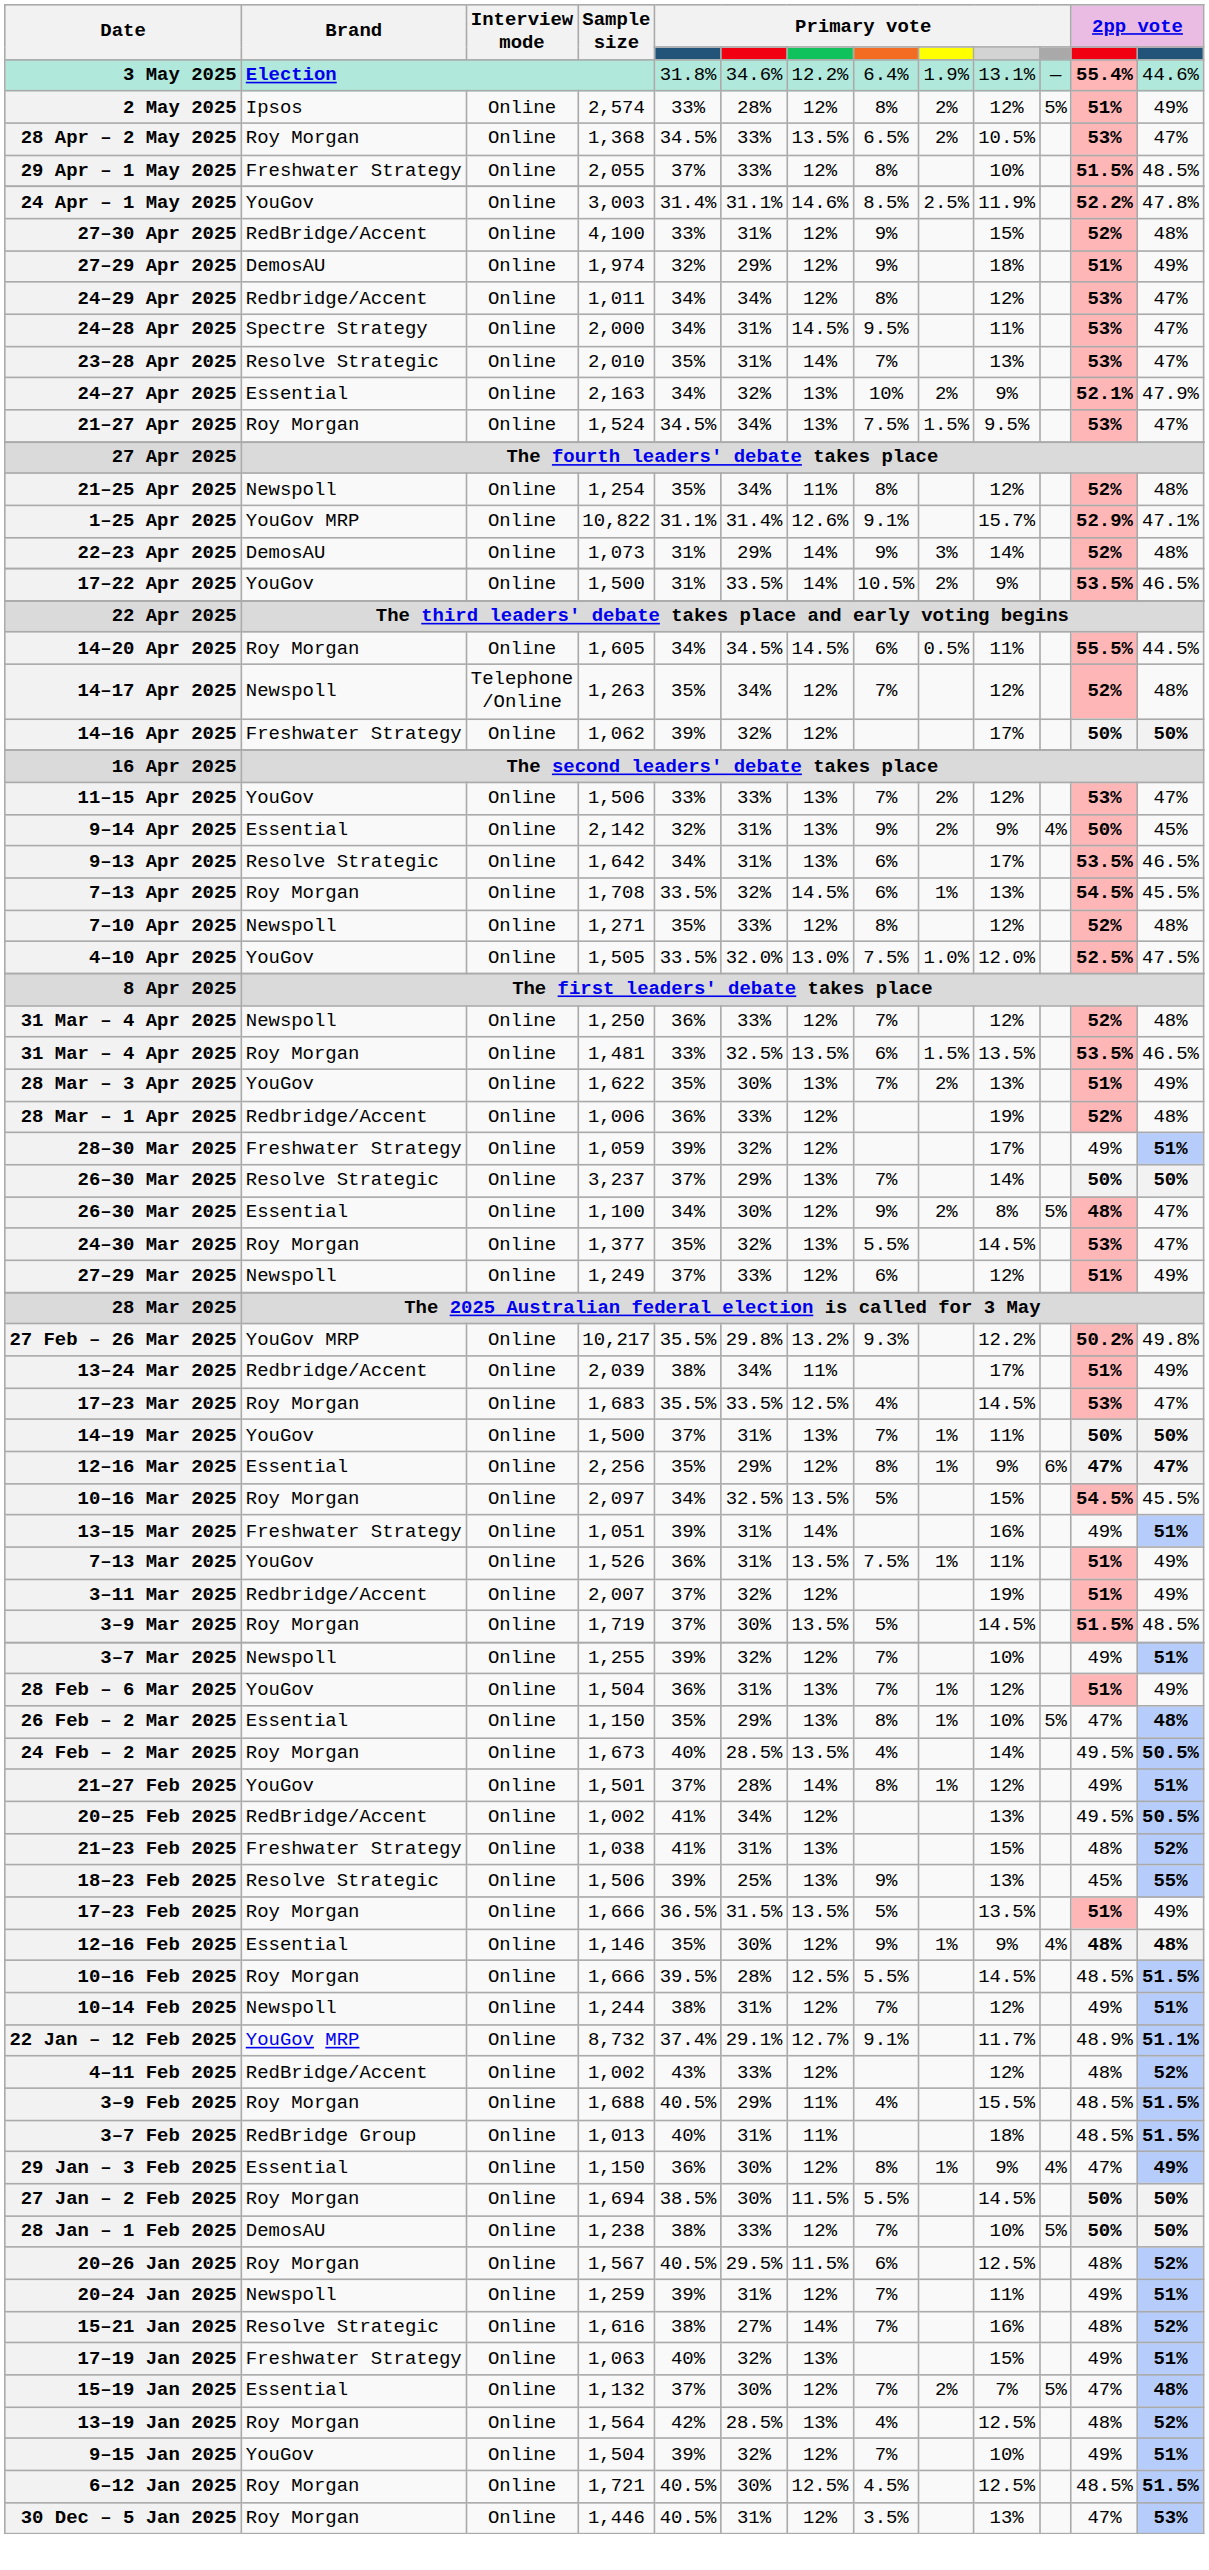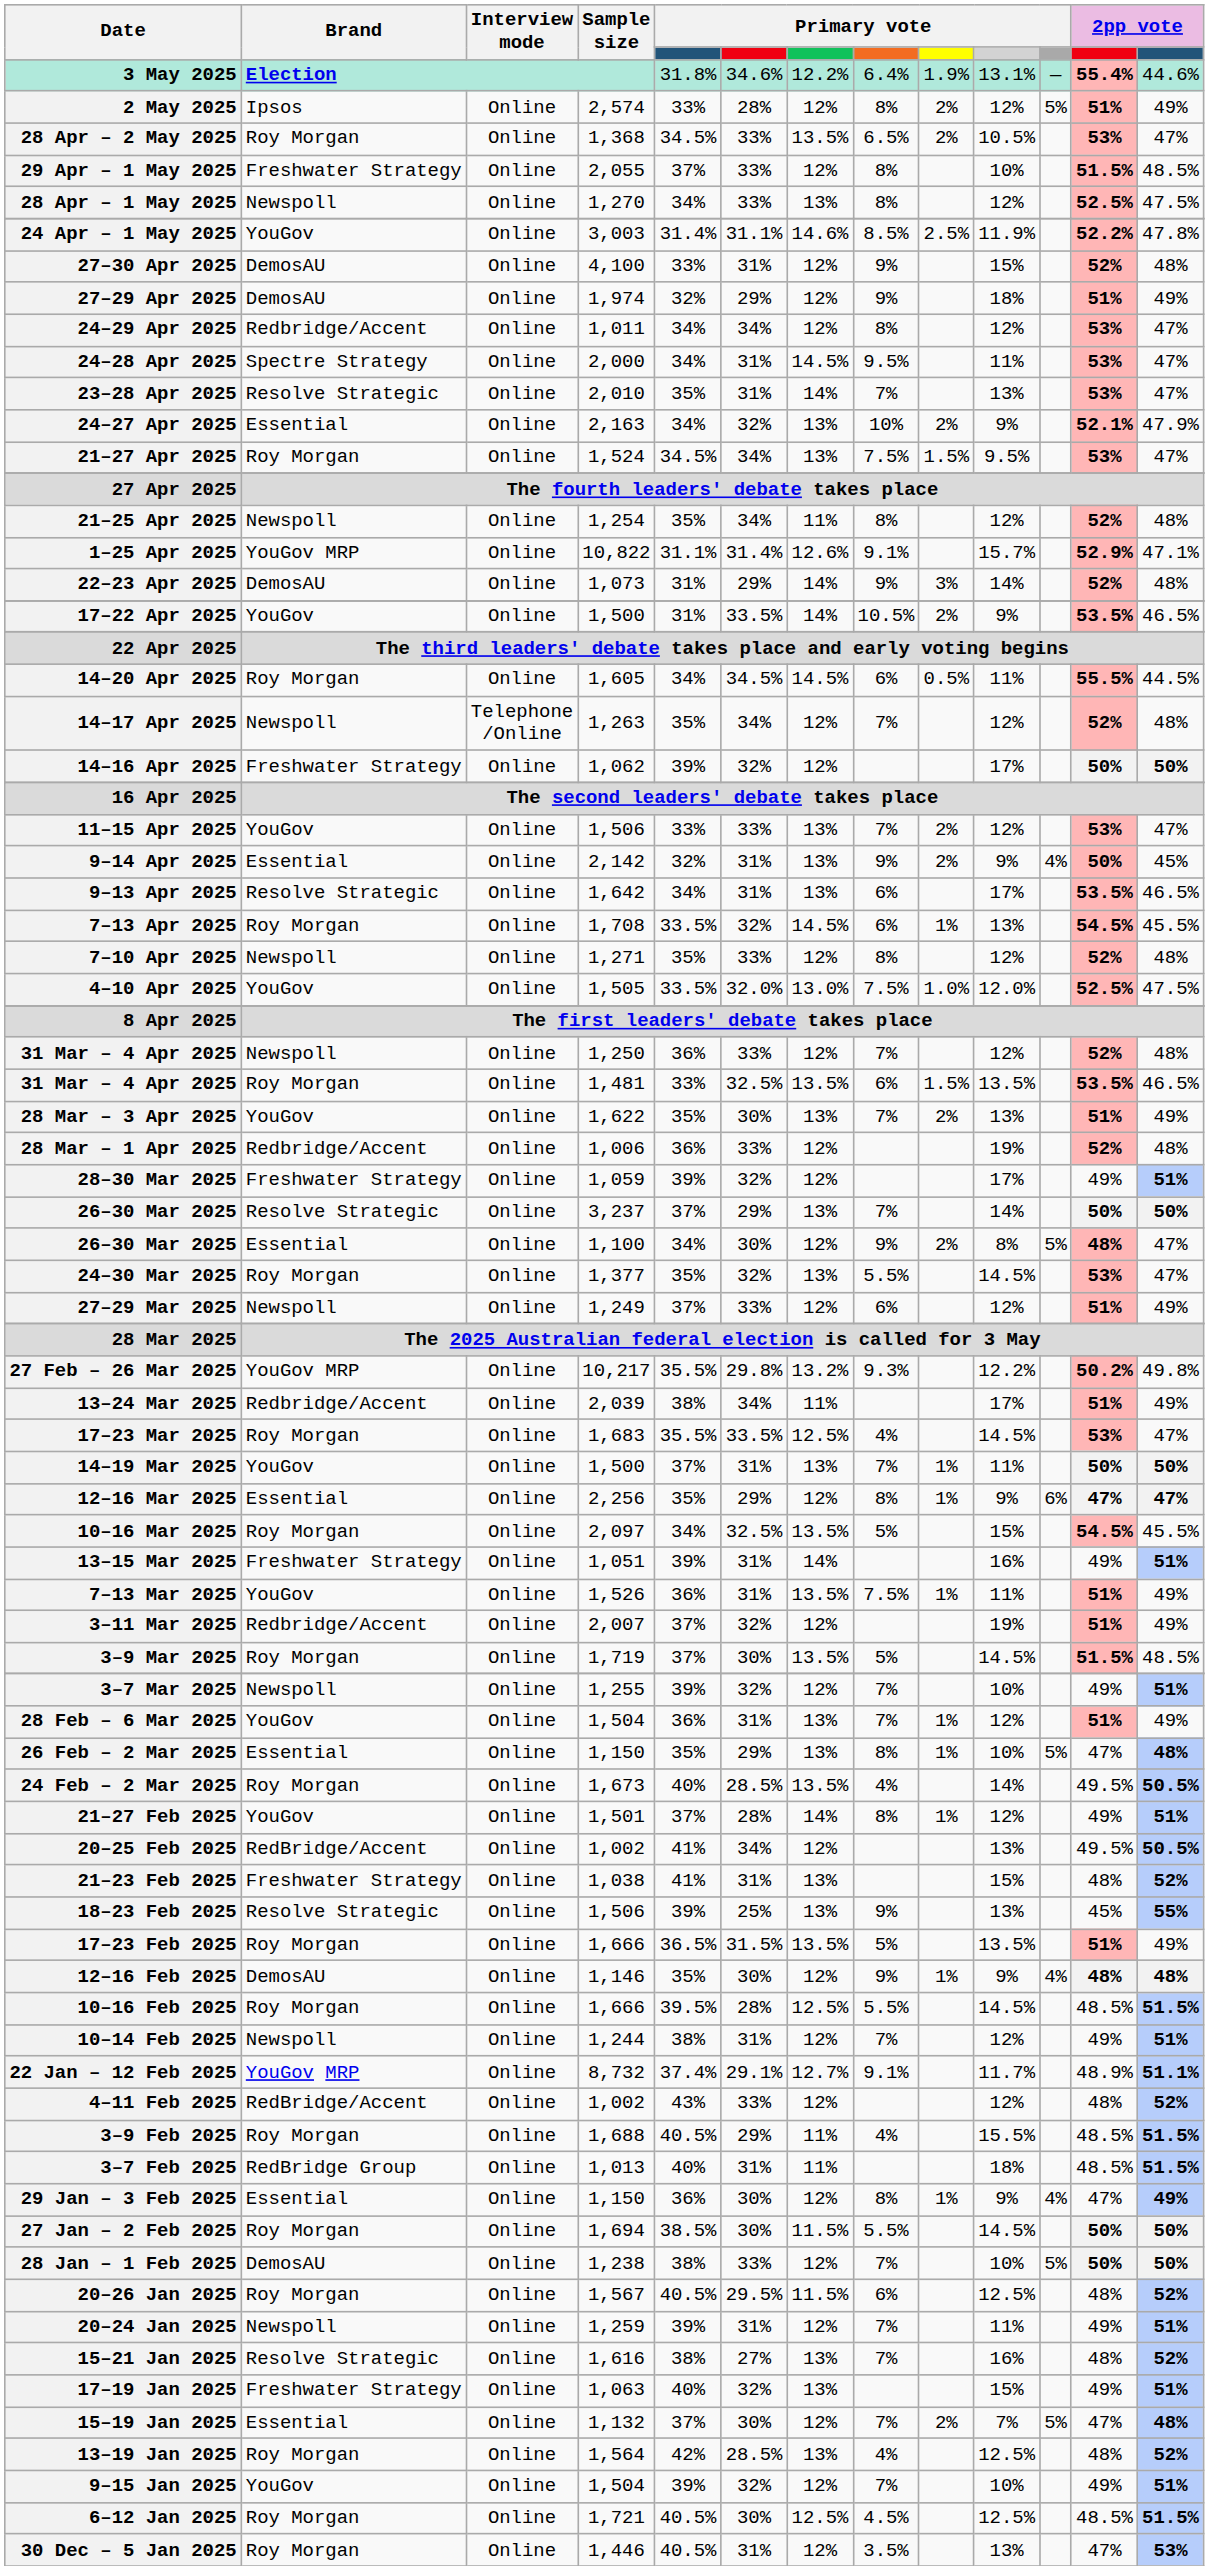+ row: (129, 202)
(337, 234) RedBridge/Accent -> (286, 266) DemosAU
(297, 1945) Essential -> (286, 1976) DemosAU
(820, 2327) 14% -> (820, 2358) 13%
